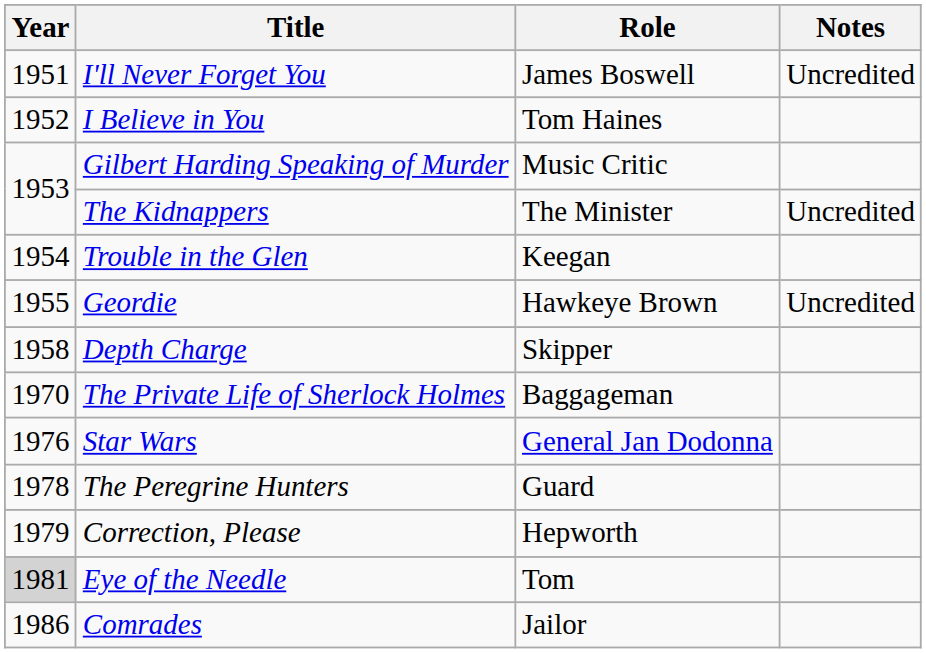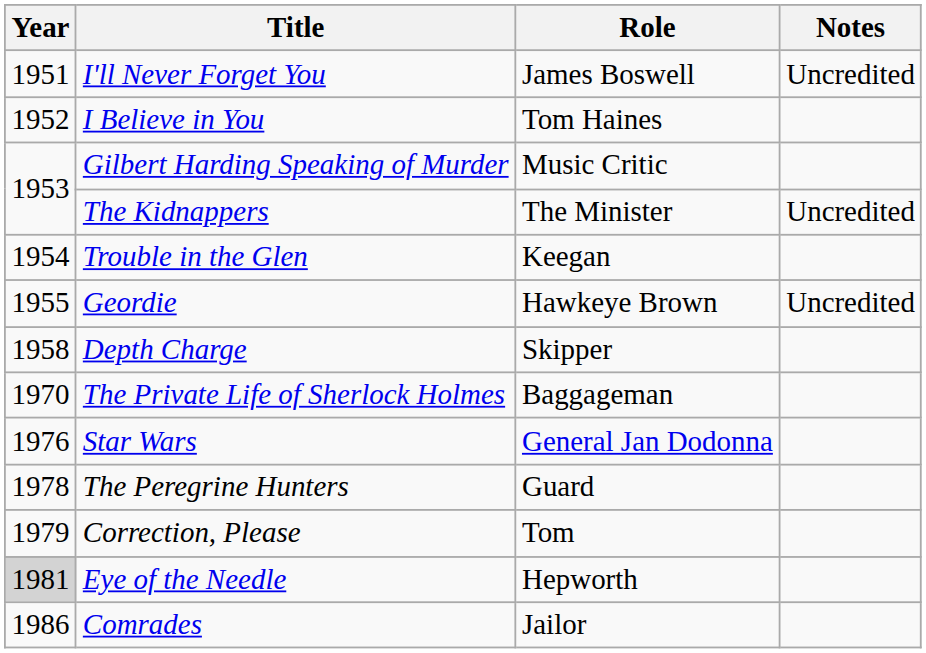(580, 532) Hepworth -> (548, 532) Tom
(548, 578) Tom -> (580, 578) Hepworth
